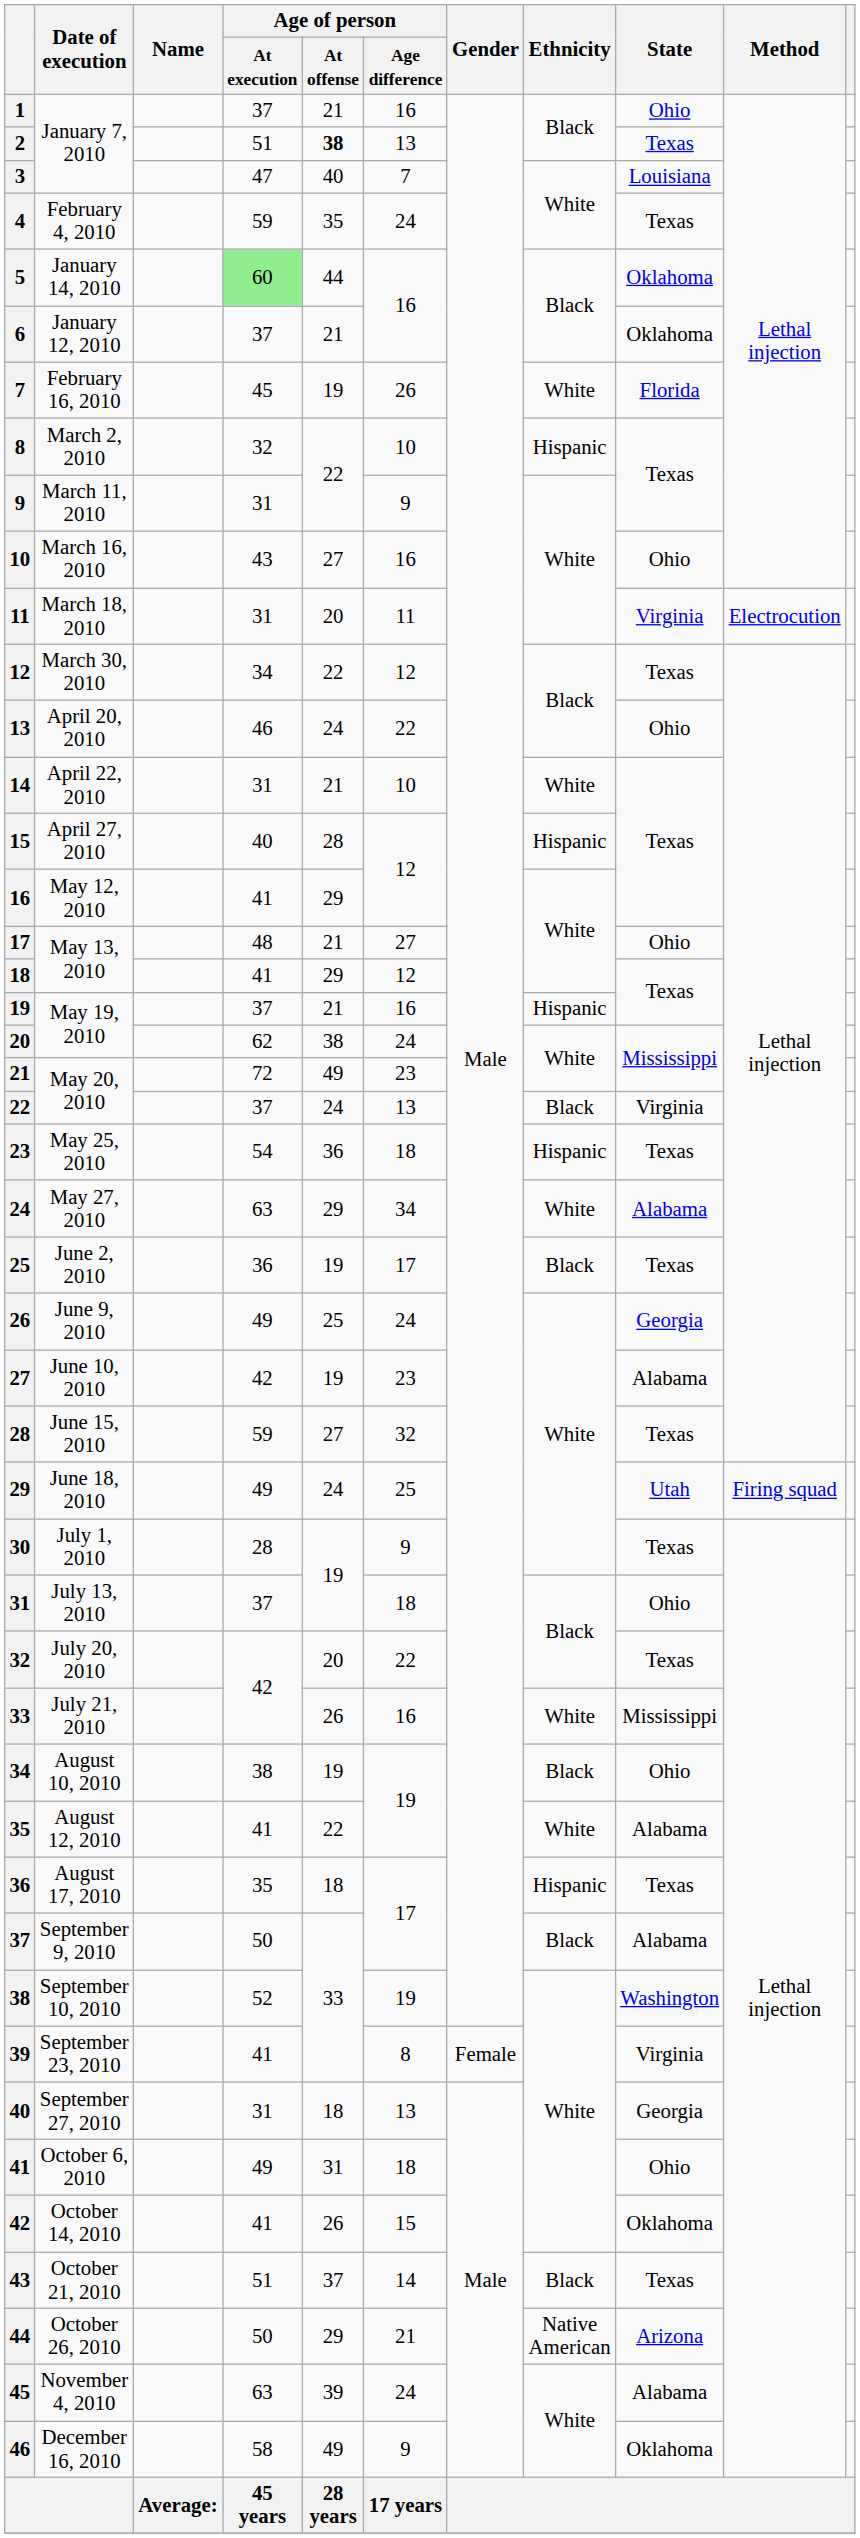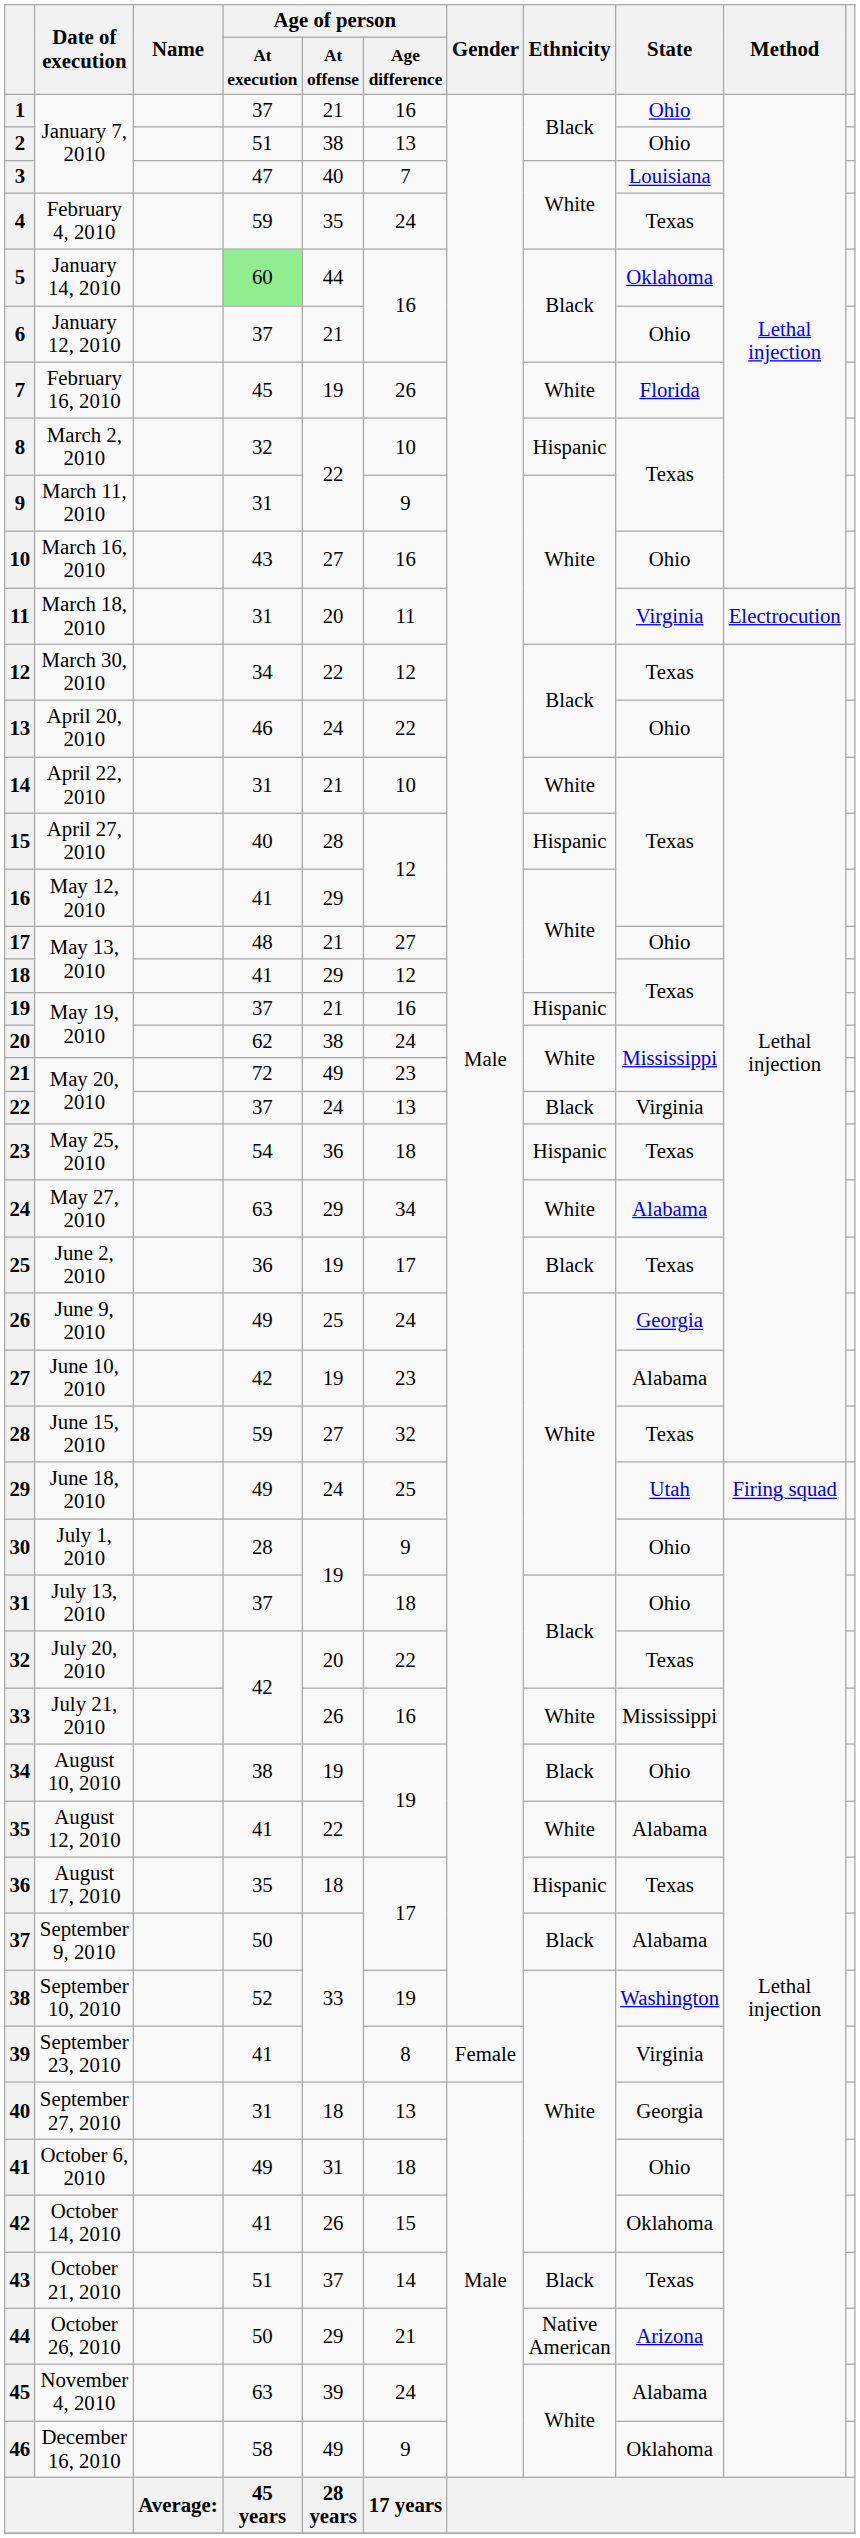(333, 143) bold -> (333, 143) normal
(670, 143) Texas -> (670, 143) Ohio
(670, 333) Oklahoma -> (670, 333) Ohio
(670, 1546) Texas -> (670, 1546) Ohio
